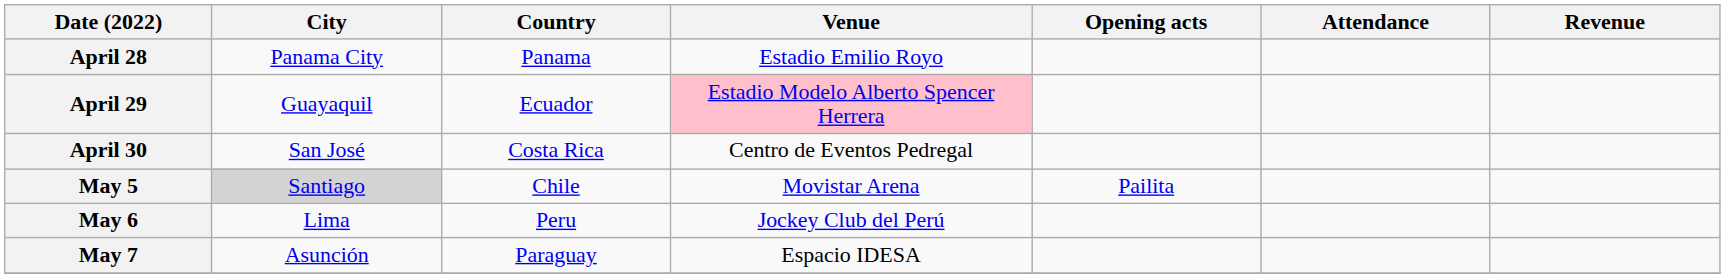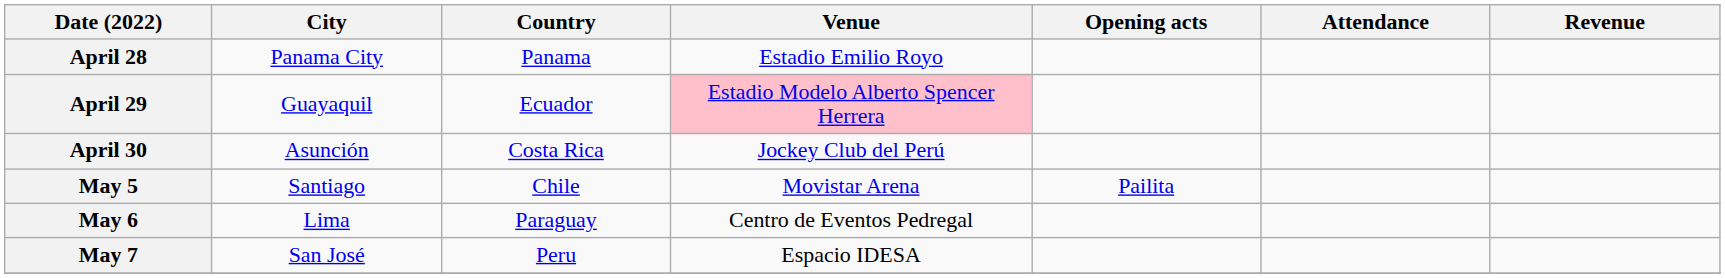(327, 150) San José -> (327, 150) Asunción
(851, 150) Centro de Eventos Pedregal -> (851, 150) Jockey Club del Perú
(327, 185) lightgrey background -> (327, 185) no background
(556, 220) Peru -> (556, 220) Paraguay
(851, 220) Jockey Club del Perú -> (851, 220) Centro de Eventos Pedregal
(327, 255) Asunción -> (327, 255) San José
(556, 255) Paraguay -> (556, 255) Peru
